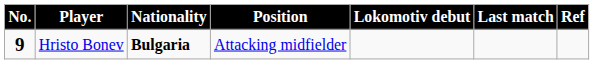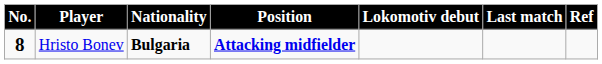(20, 44) 9 -> (20, 44) 8
(280, 44) normal -> (285, 44) bold
